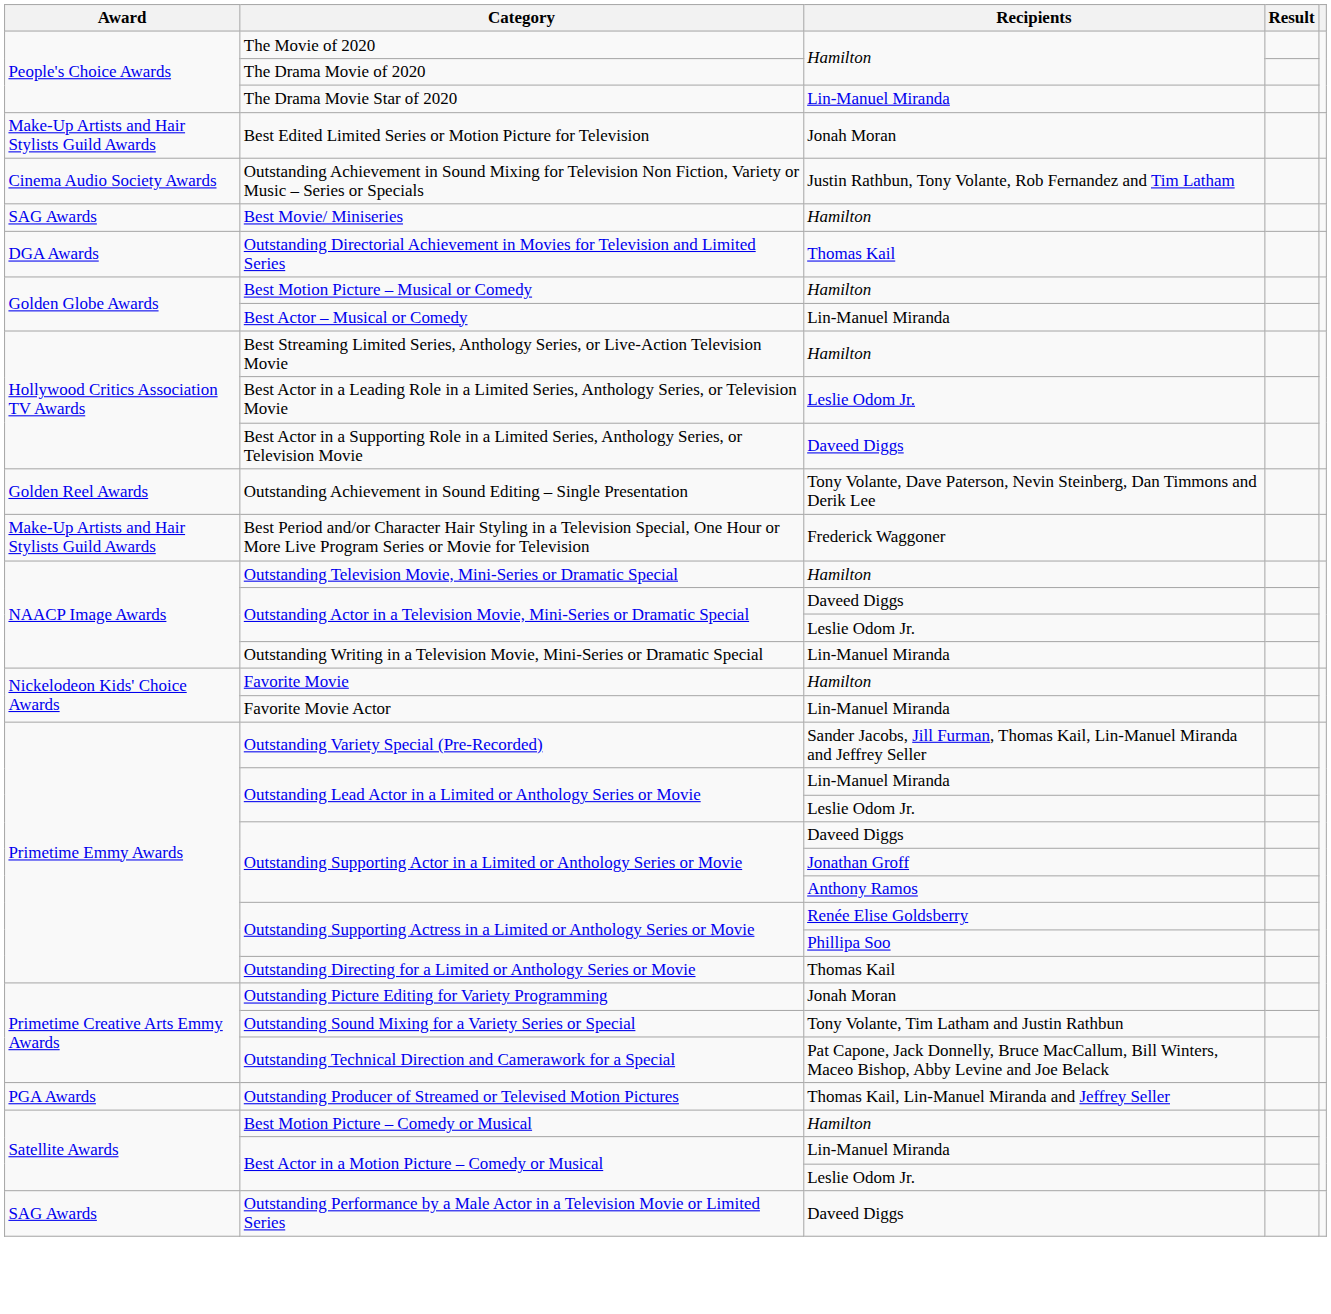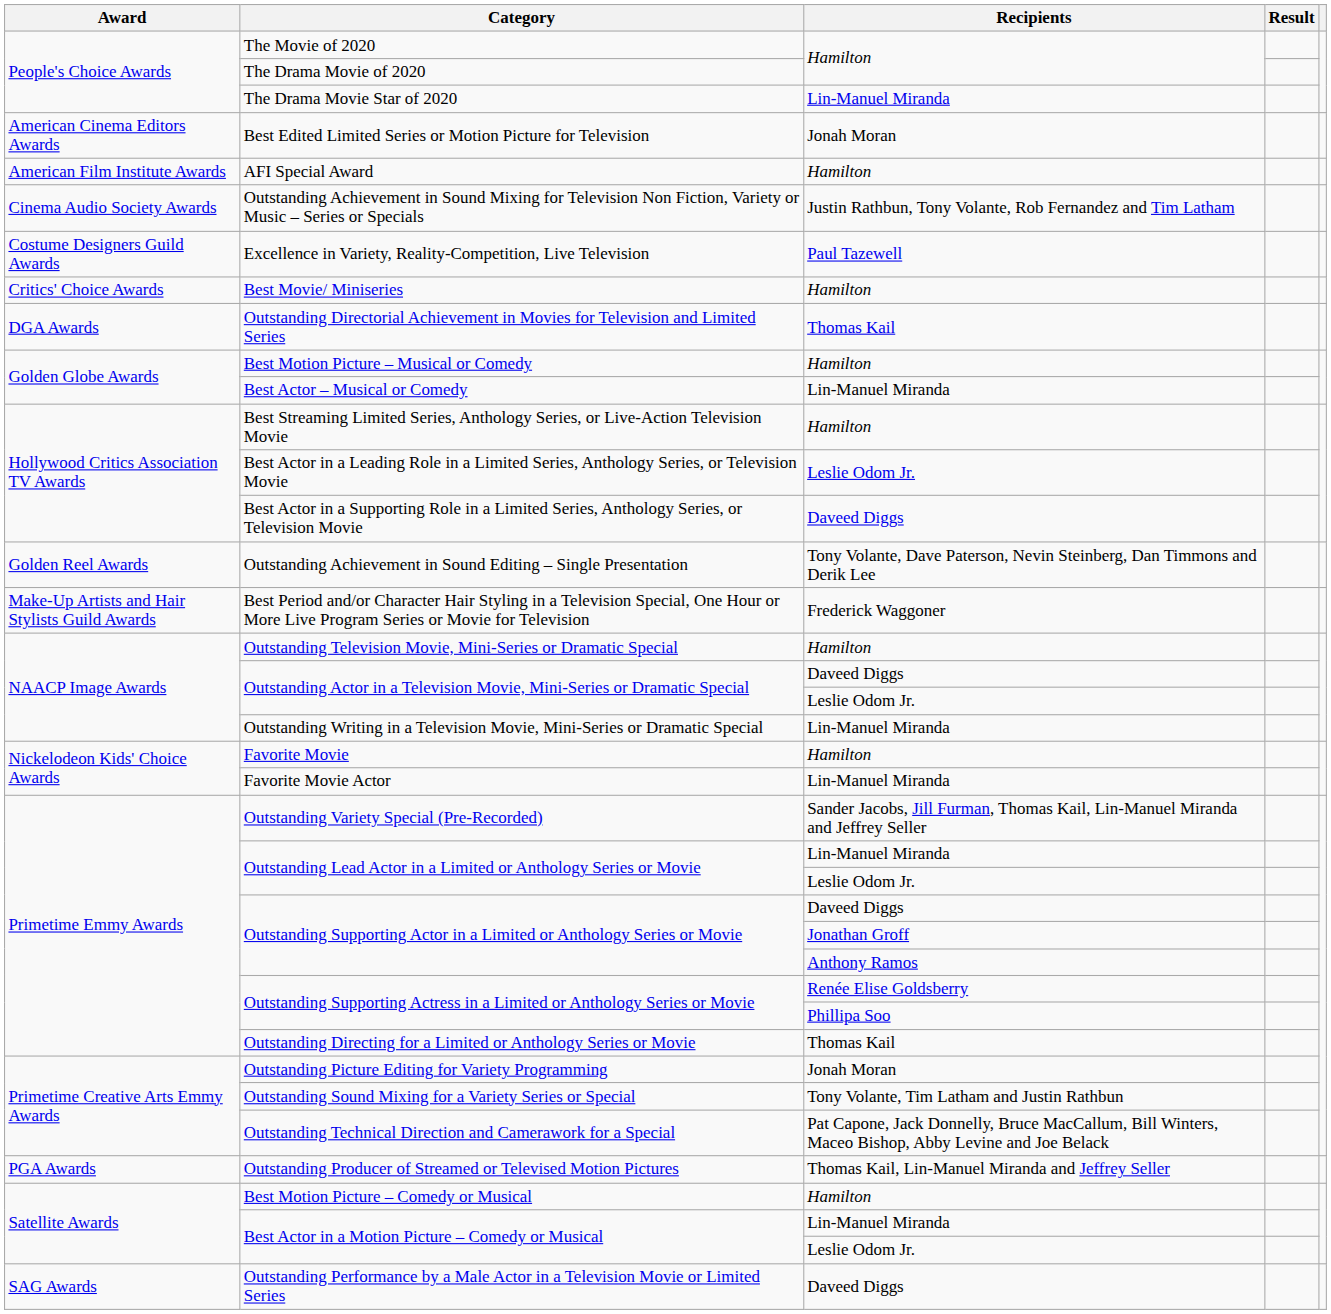(97, 135) Make-Up Artists and Hair Stylists Guild Awards -> (97, 135) American Cinema Editors Awards
+ row: (308, 171)
+ row: (447, 253)
(53, 217) SAG Awards -> (86, 290) Critics' Choice Awards
